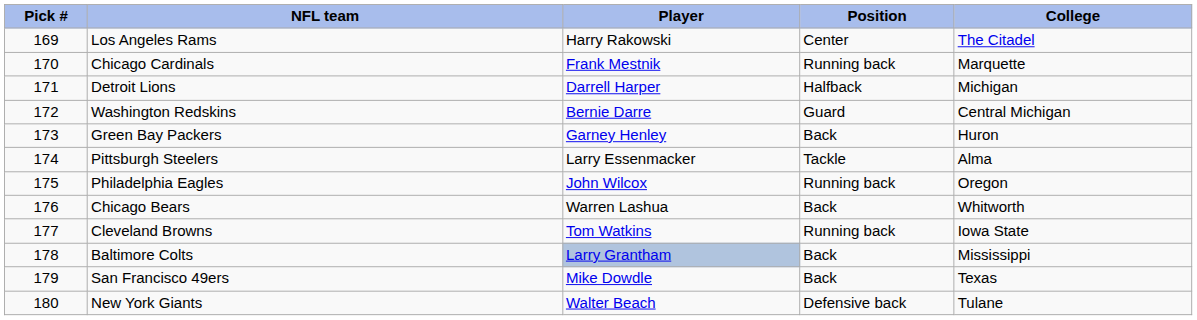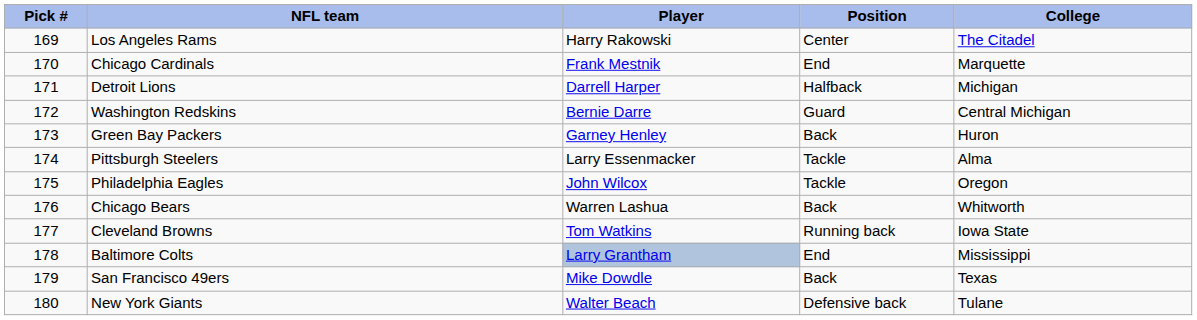(849, 64) Running back -> (817, 64) End
(849, 183) Running back -> (825, 183) Tackle
(820, 254) Back -> (817, 254) End
